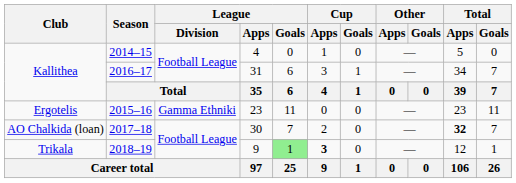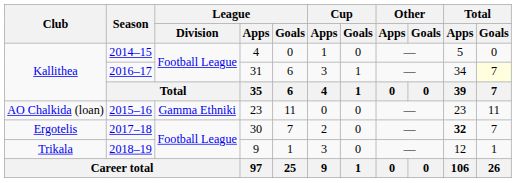(494, 71) no background -> (494, 71) lightyellow background
(55, 110) Ergotelis -> (55, 110) AO Chalkida (loan)
(55, 129) AO Chalkida (loan) -> (55, 129) Ergotelis
(290, 149) lightgreen background -> (290, 149) no background
(324, 149) bold -> (324, 149) normal
